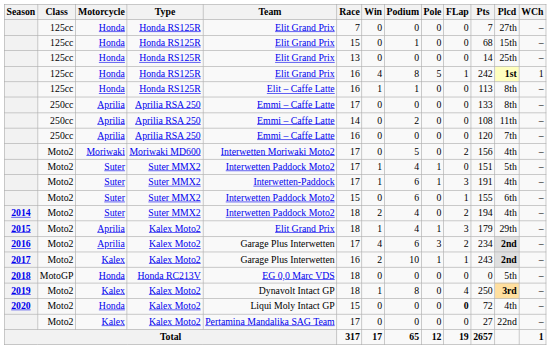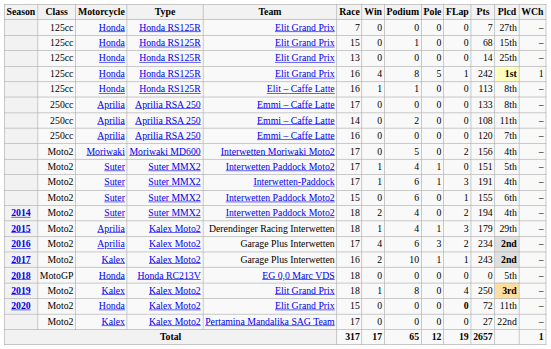(305, 228) Elit Grand Prix -> (272, 228) Derendinger Racing Interwetten
(297, 290) Dynavolt Intact GP -> (305, 290) Elit Grand Prix
(293, 306) Liqui Moly Intact GP -> (305, 306) Elit Grand Prix
(511, 306) 4th -> (508, 306) 11th
